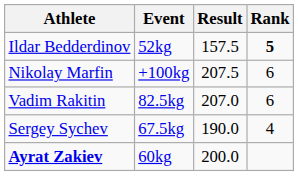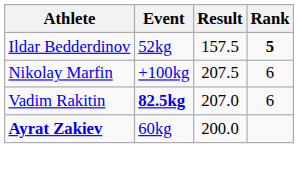(161, 101) normal -> (162, 101) bold
- row: (58, 128)
